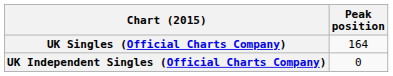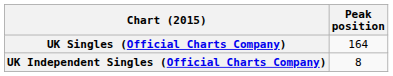(358, 62) 0 -> (358, 62) 8
